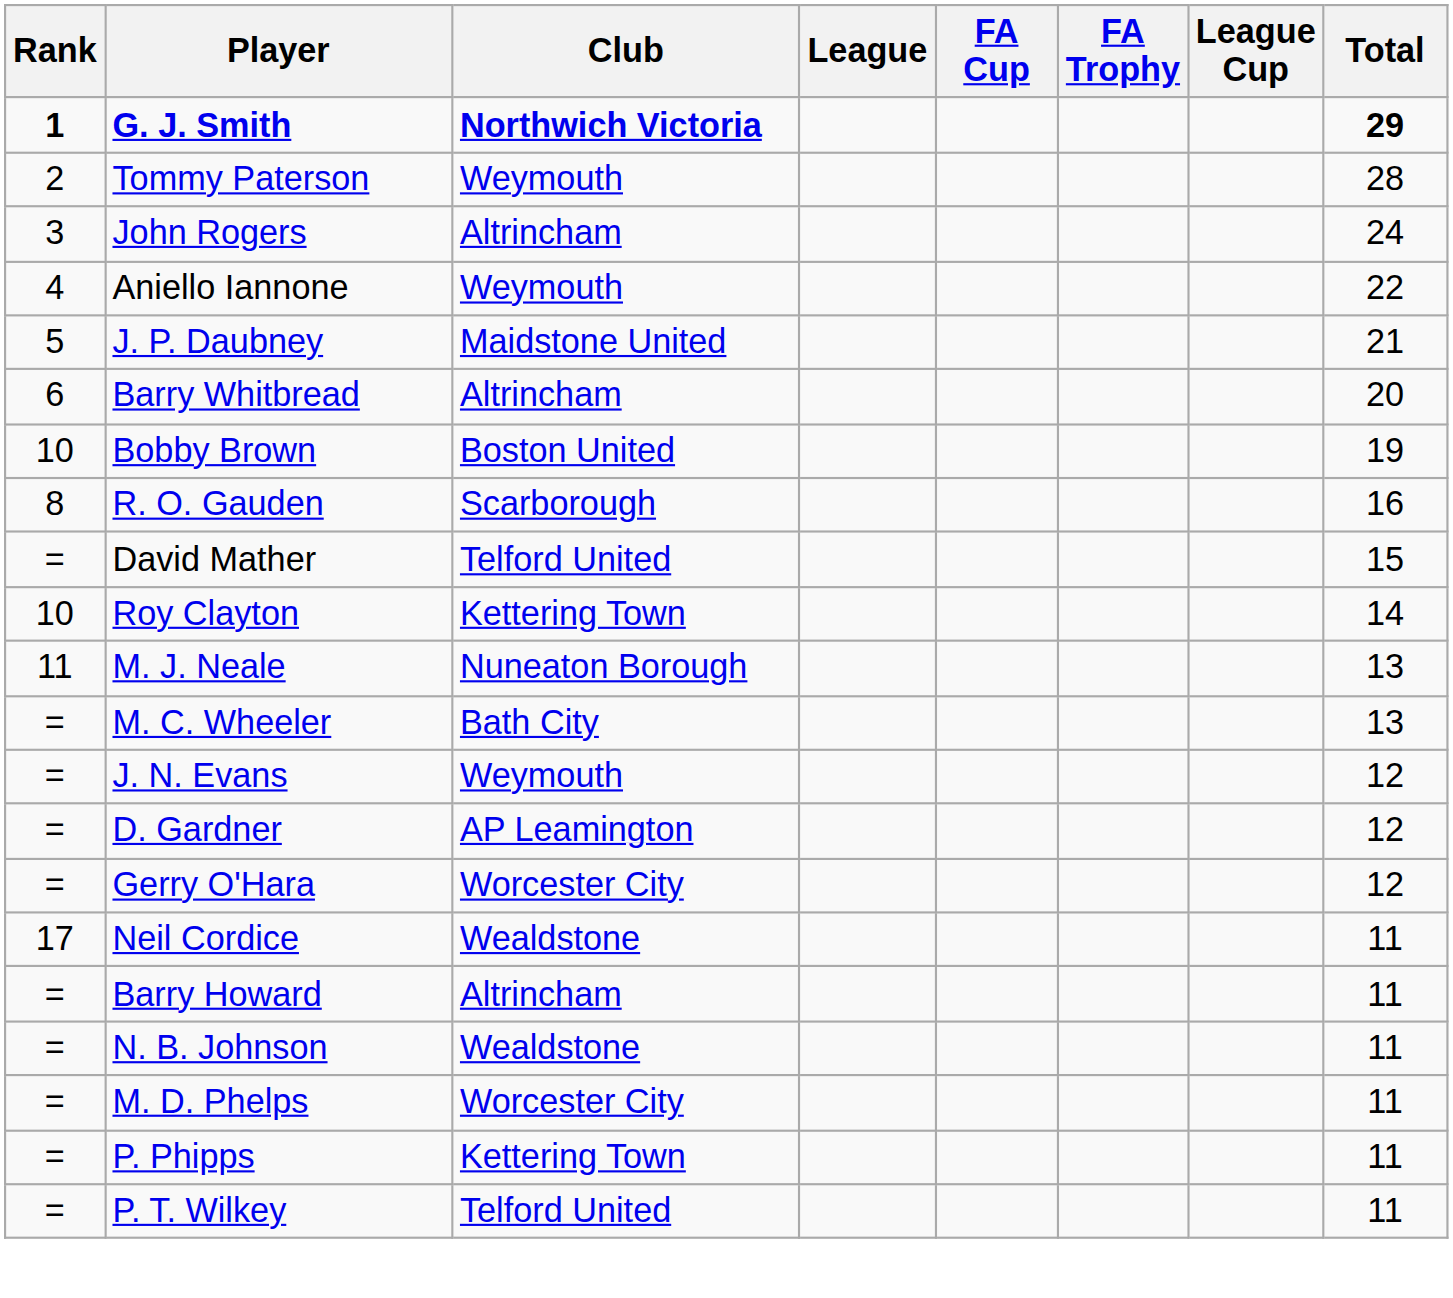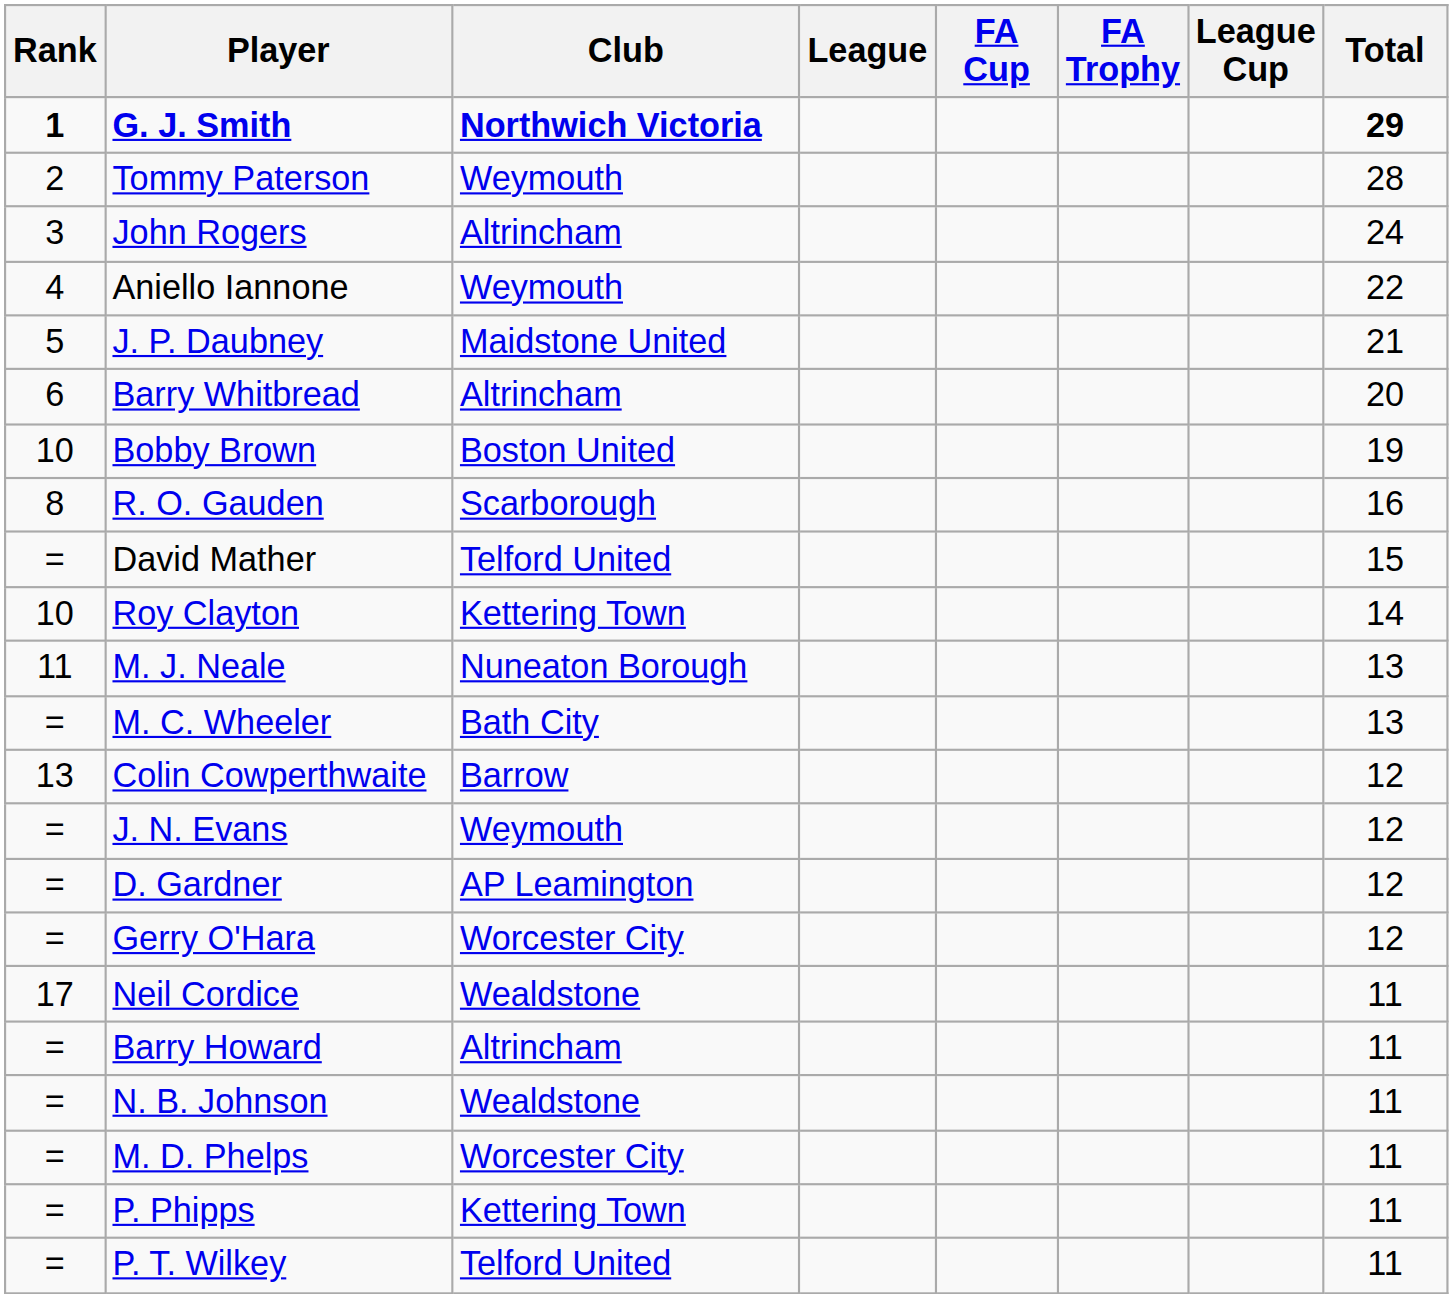+ row: (269, 776)
